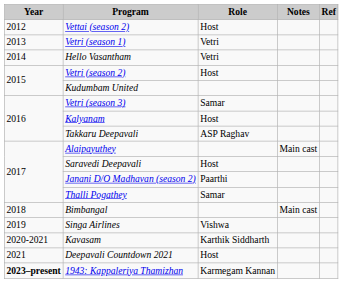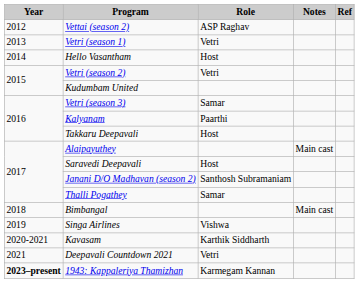(209, 27) Host -> (225, 27) ASP Raghav
(210, 57) Vetri -> (209, 57) Host
(209, 73) Host -> (210, 73) Vetri
(209, 118) Host -> (214, 118) Paarthi
(225, 133) ASP Raghav -> (209, 133) Host
(214, 179) Paarthi -> (246, 179) Santhosh Subramaniam
(209, 255) Host -> (210, 255) Vetri
